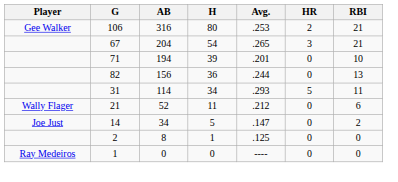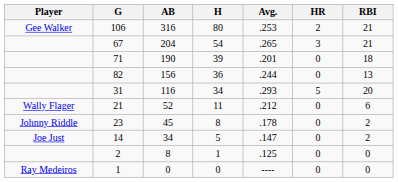(164, 59) 194 -> (168, 59) 190
(358, 59) 10 -> (368, 59) 18
(164, 91) 114 -> (168, 91) 116
(358, 91) 11 -> (368, 91) 20
+ row: (118, 122)
